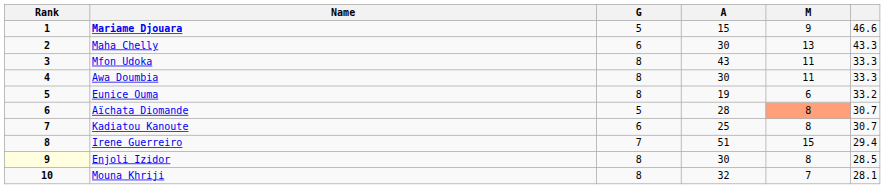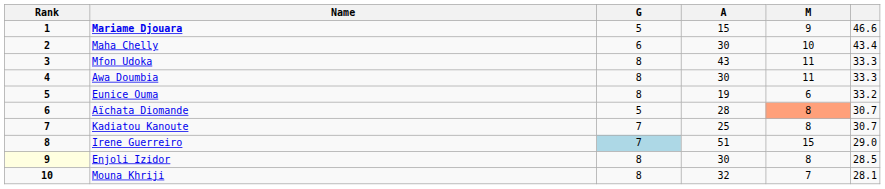(808, 45) 13 -> (808, 45) 10
(865, 45) 43.3 -> (865, 45) 43.4
(639, 127) 6 -> (639, 127) 7
(639, 143) no background -> (639, 143) lightblue background
(865, 143) 29.4 -> (865, 143) 29.0
